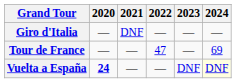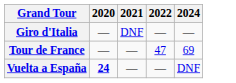- column: (189, 13)
(217, 68) lightyellow background -> (189, 68) no background
